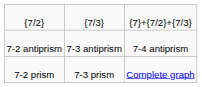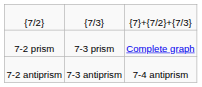rows swapped: (34, 74) <-> (34, 48)
